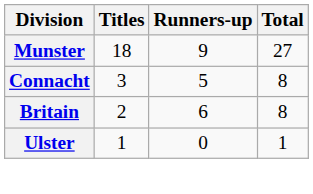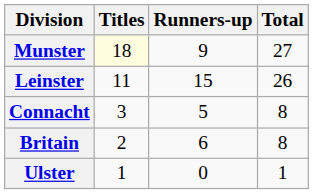(122, 50) no background -> (122, 50) lightyellow background
+ row: (49, 81)
